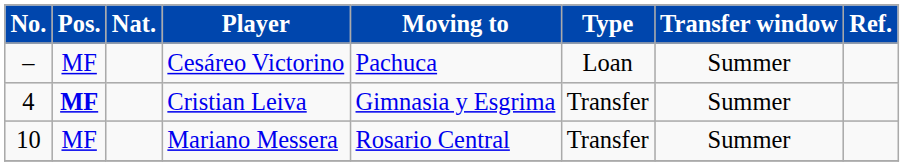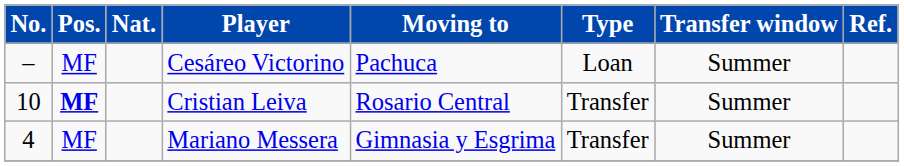(28, 101) 4 -> (28, 101) 10
(455, 101) Gimnasia y Esgrima -> (433, 101) Rosario Central
(28, 140) 10 -> (28, 140) 4
(433, 140) Rosario Central -> (455, 140) Gimnasia y Esgrima
